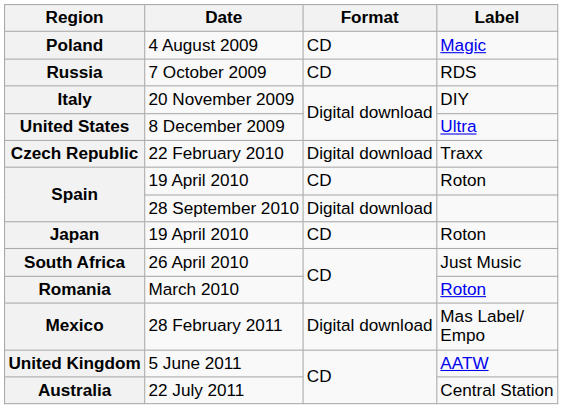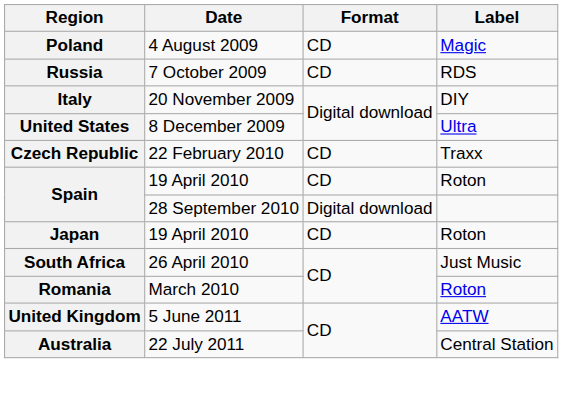(370, 153) Digital download -> (319, 153) CD
- row: (75, 326)
